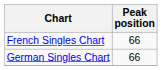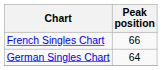(135, 57) 66 -> (135, 57) 64
